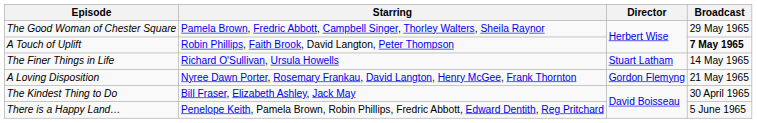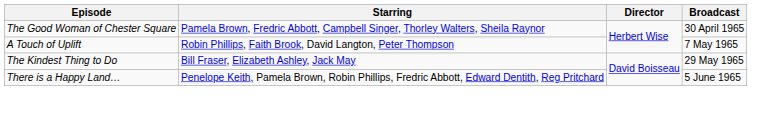(719, 28) 29 May 1965 -> (714, 28) 30 April 1965
(717, 45) bold -> (711, 45) normal
- row: (60, 61)
- row: (53, 77)
(720, 93) 30 April 1965 -> (714, 61) 29 May 1965
